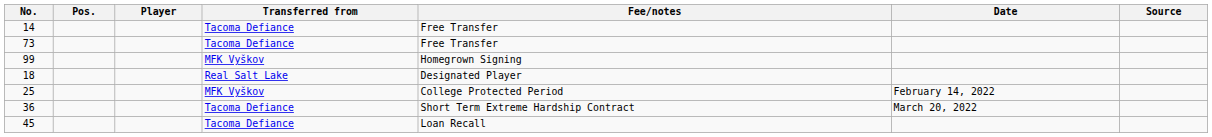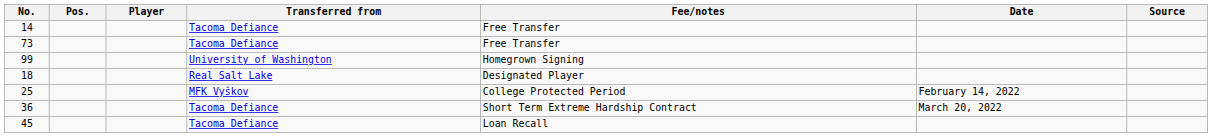(234, 61) MFK Vyškov -> (260, 61) University of Washington
